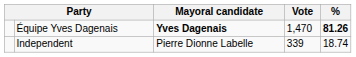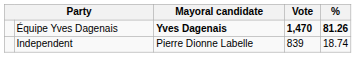(299, 28) normal -> (299, 28) bold
(295, 44) 339 -> (295, 44) 839
